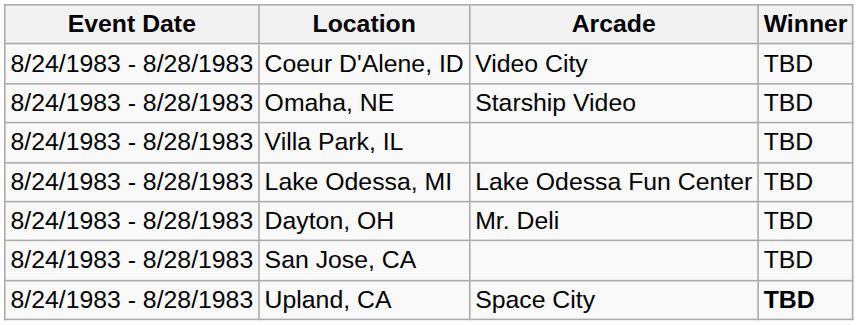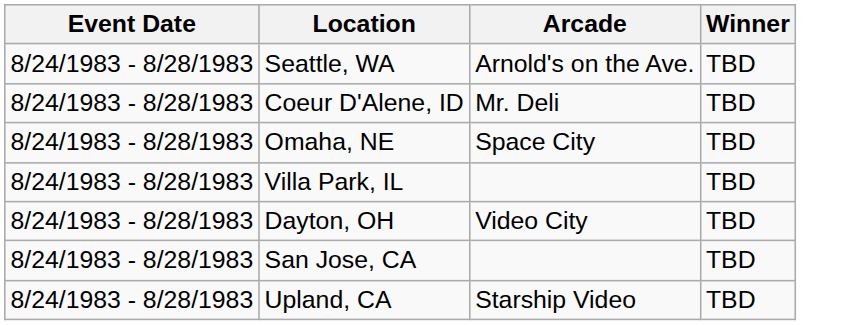+ row: (330, 63)
(531, 63) Video City -> (517, 102) Mr. Deli
(556, 102) Starship Video -> (535, 142) Space City
- row: (358, 181)
(517, 220) Mr. Deli -> (531, 220) Video City
(535, 299) Space City -> (556, 299) Starship Video
(789, 299) bold -> (731, 299) normal
